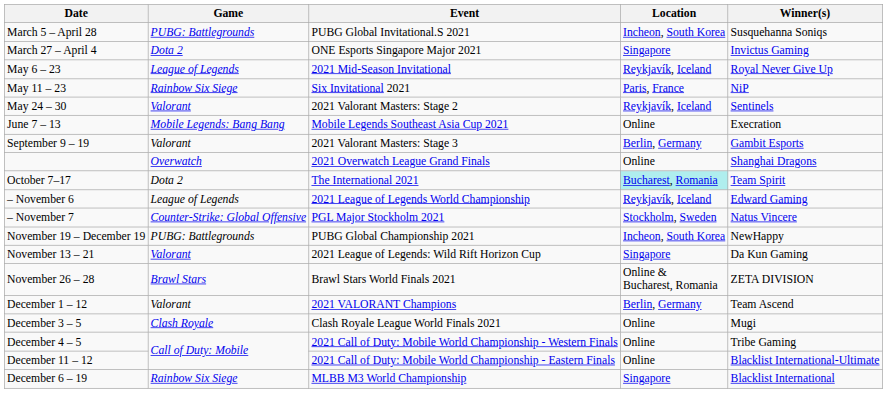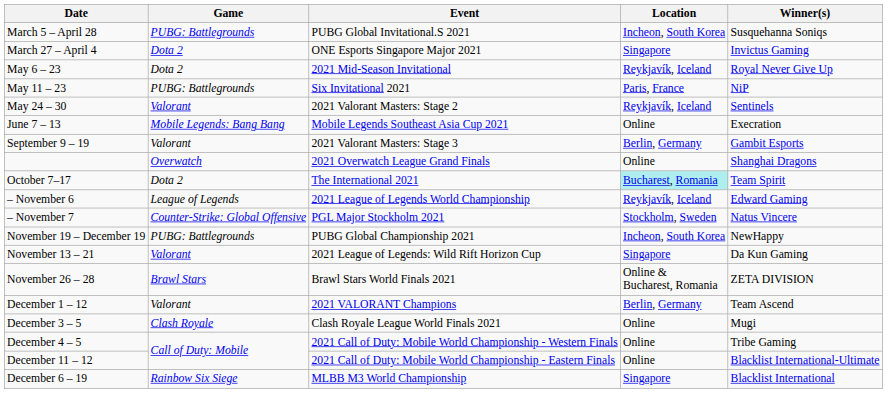(195, 69) League of Legends -> (167, 69) Dota 2
(194, 87) Rainbow Six Siege -> (202, 87) PUBG: Battlegrounds
